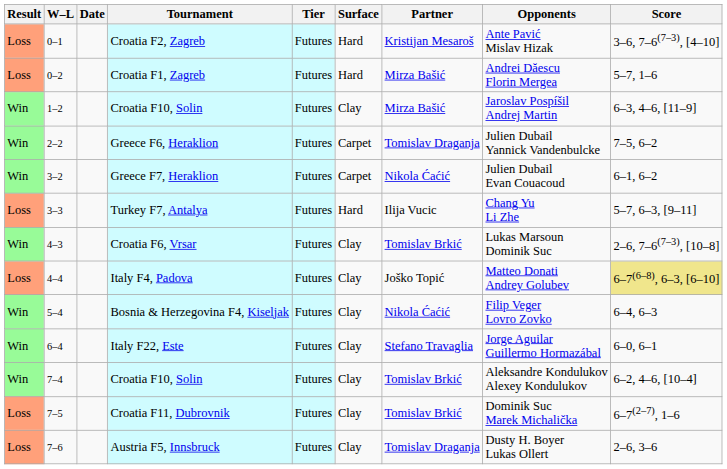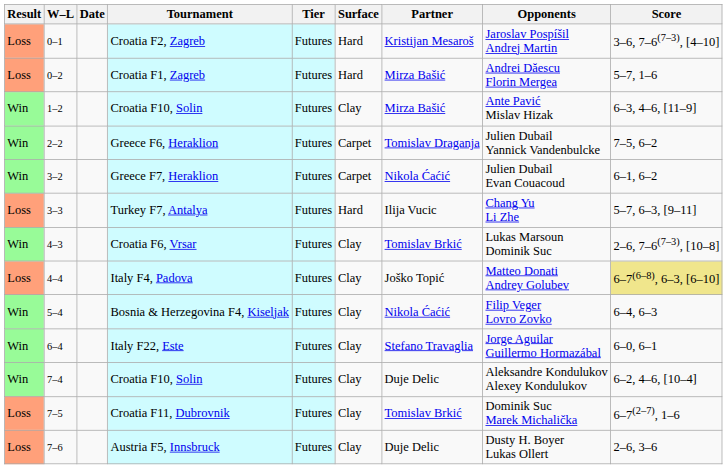(519, 41) Ante Pavić Mislav Hizak -> (527, 41) Jaroslav Pospíšil Andrej Martin
(527, 108) Jaroslav Pospíšil Andrej Martin -> (519, 108) Ante Pavić Mislav Hizak
(423, 379) Tomislav Brkić -> (412, 379) Duje Delic
(432, 447) Tomislav Draganja -> (412, 447) Duje Delic
